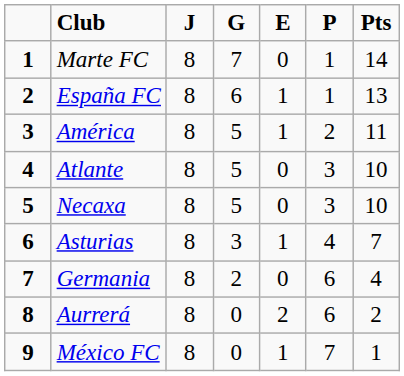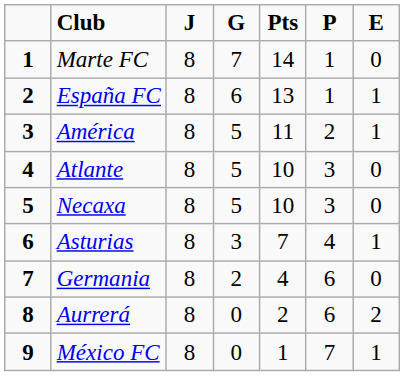columns swapped: (283, 22) <-> (376, 22)
